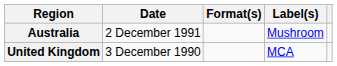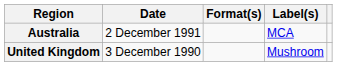(295, 33) Mushroom -> (280, 33) MCA
(280, 52) MCA -> (295, 52) Mushroom
